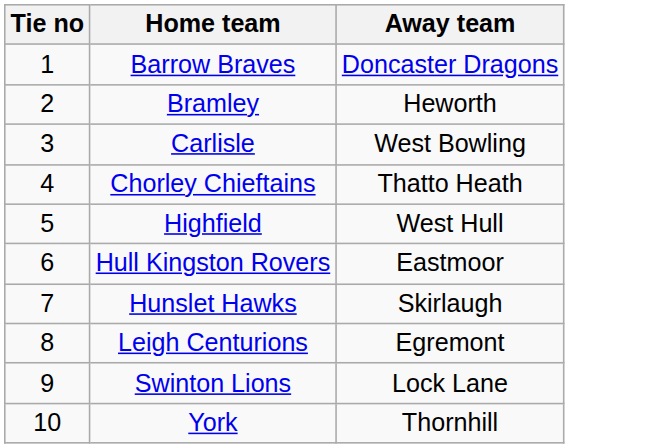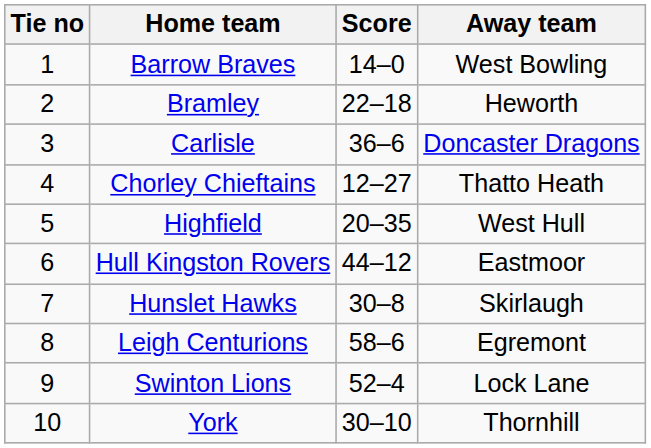+ column: (377, 24)
(450, 64) Doncaster Dragons -> (531, 64) West Bowling
(450, 143) West Bowling -> (531, 143) Doncaster Dragons
